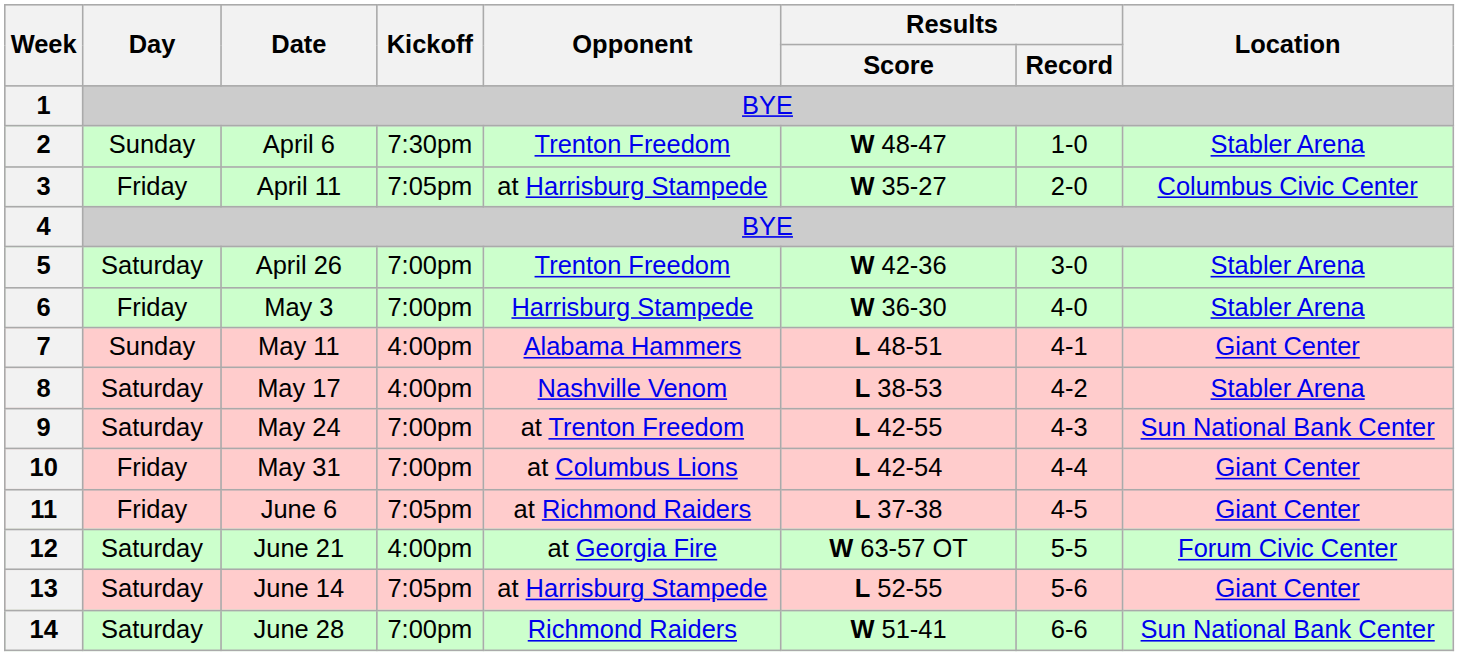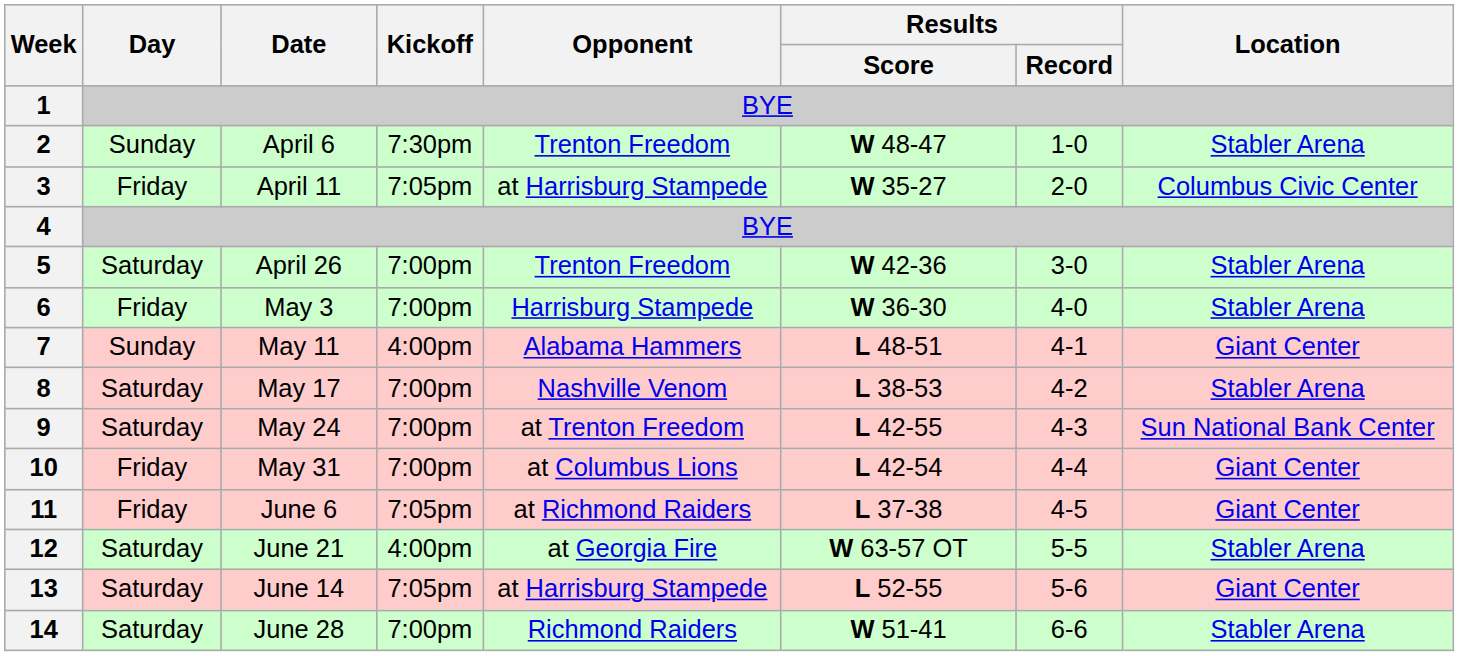(430, 387) 4:00pm -> (430, 387) 7:00pm
(1288, 549) Forum Civic Center -> (1288, 549) Stabler Arena
(1288, 629) Sun National Bank Center -> (1288, 629) Stabler Arena
